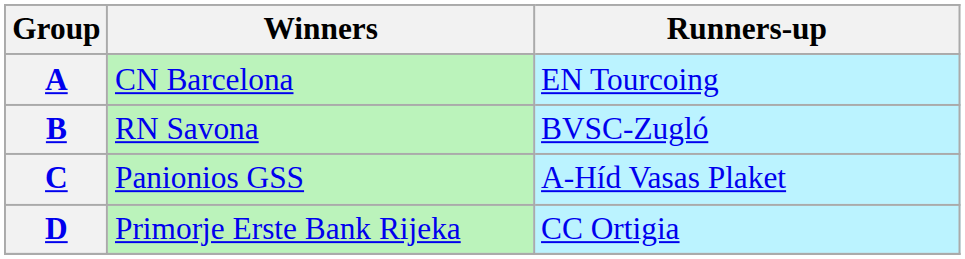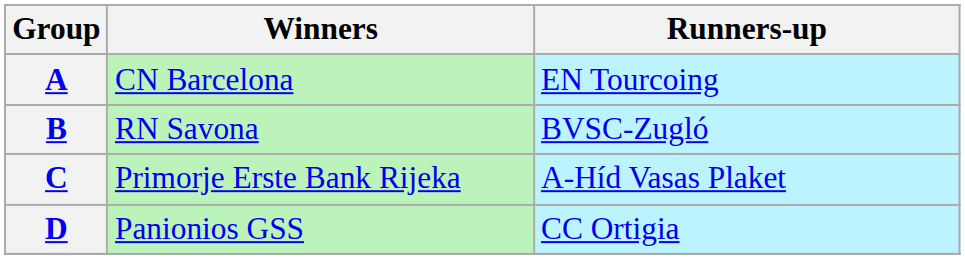(210, 178) Panionios GSS -> (288, 178) Primorje Erste Bank Rijeka
(288, 228) Primorje Erste Bank Rijeka -> (210, 228) Panionios GSS
